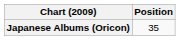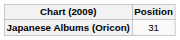(154, 27) 35 -> (154, 27) 31
